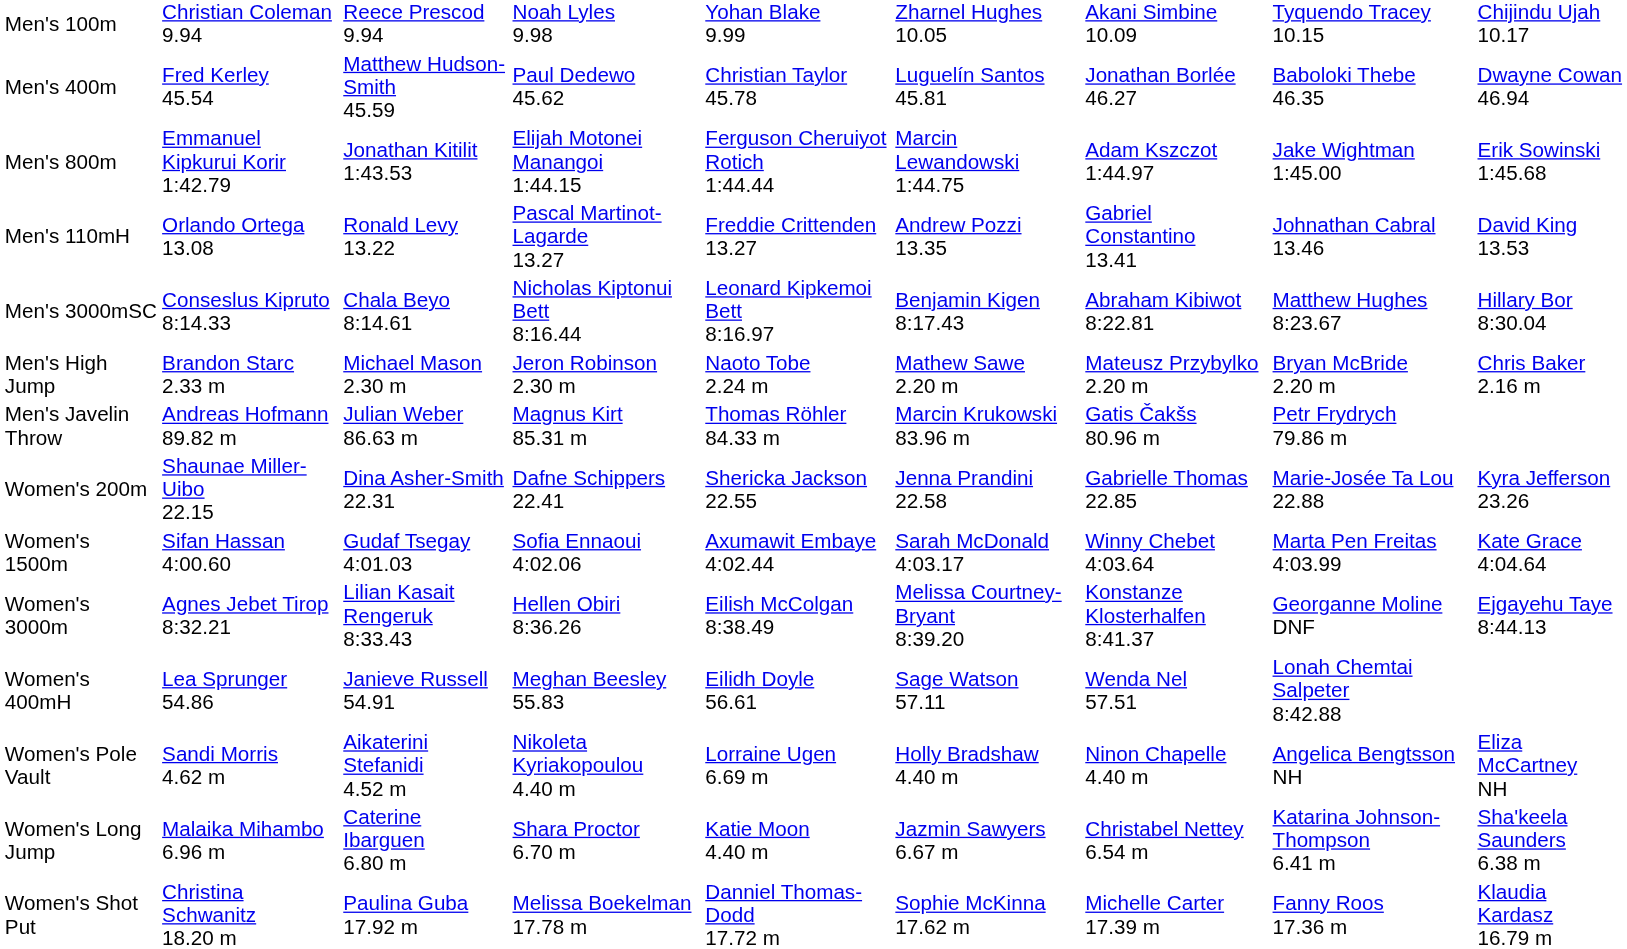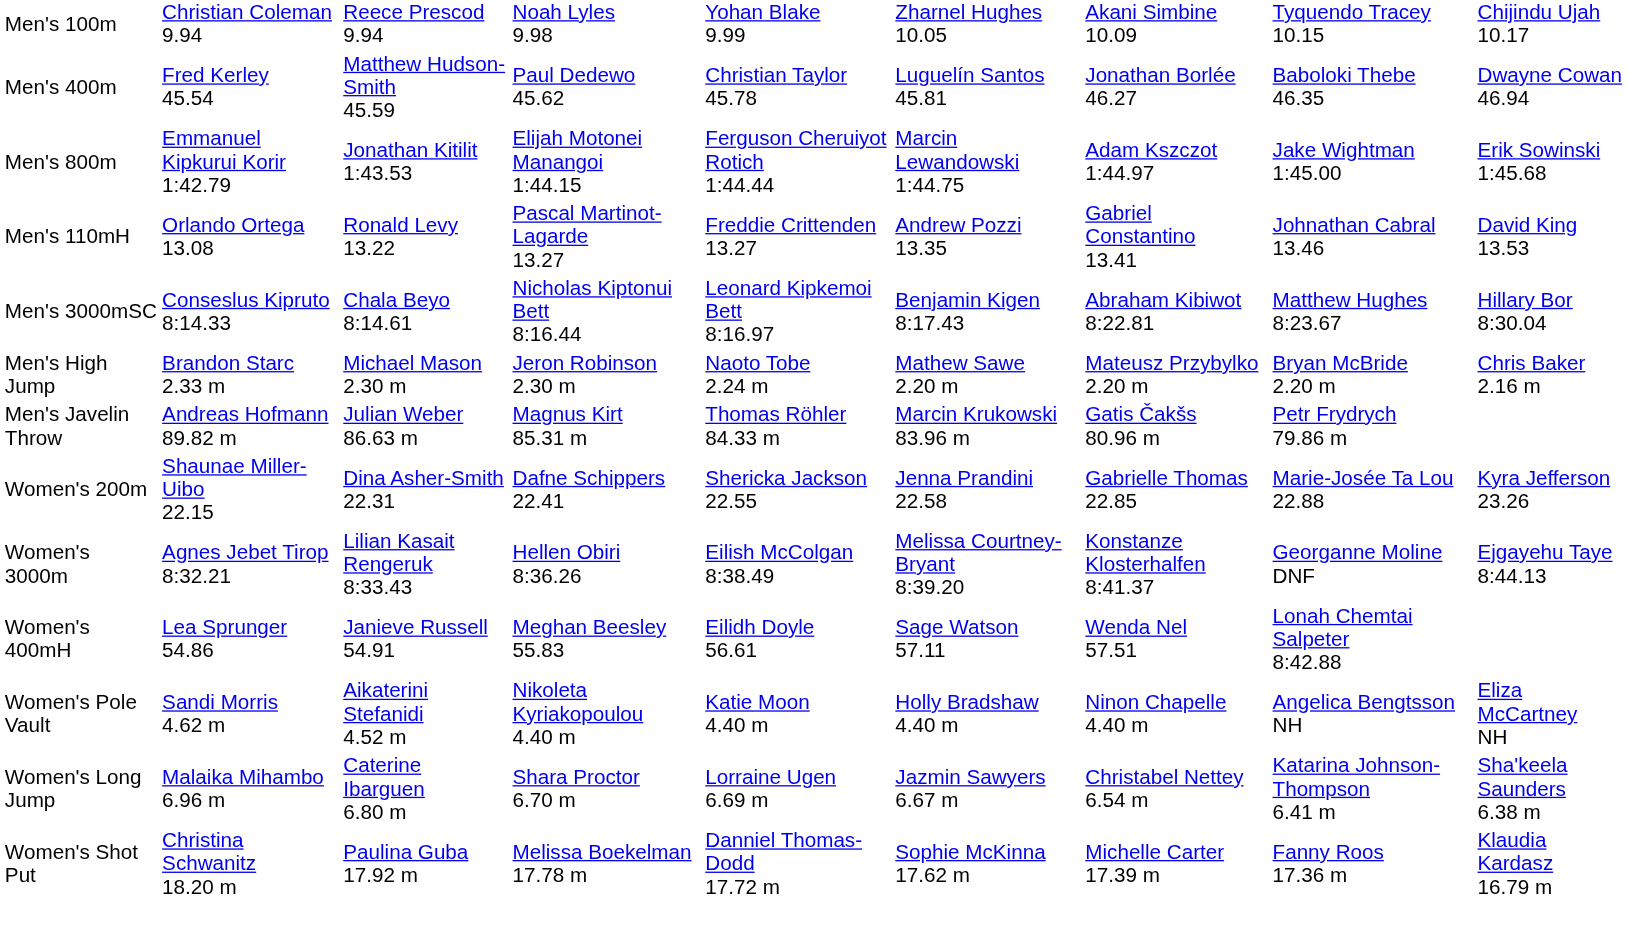- row: (47, 552)
(771, 765) Lorraine Ugen 6.69 m -> (757, 714) Katie Moon 4.40 m
(757, 840) Katie Moon 4.40 m -> (771, 788) Lorraine Ugen 6.69 m
